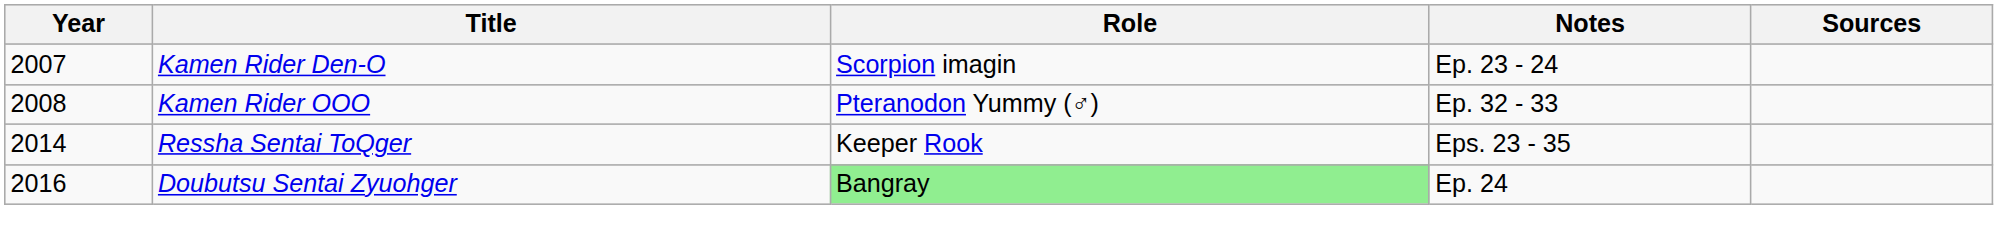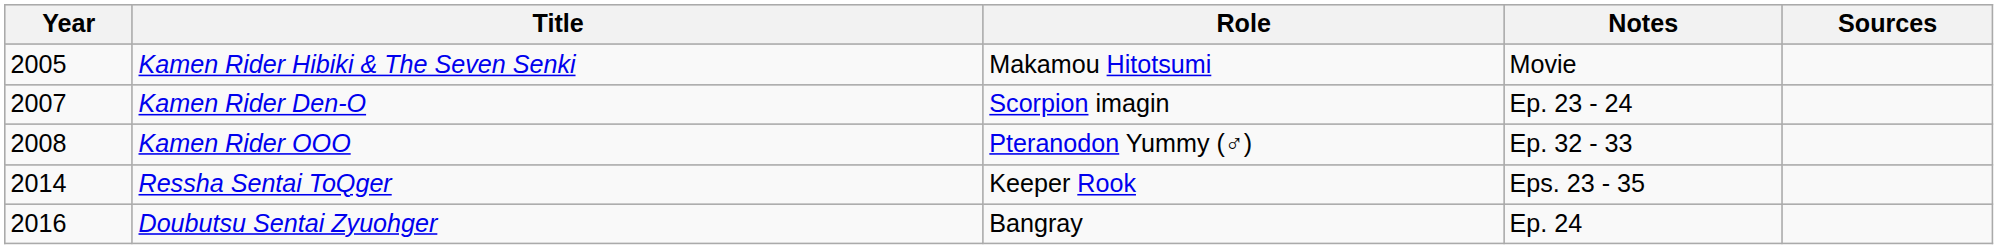+ row: (357, 64)
(883, 183) lightgreen background -> (1036, 223) no background
